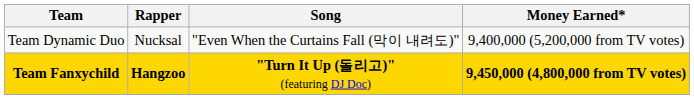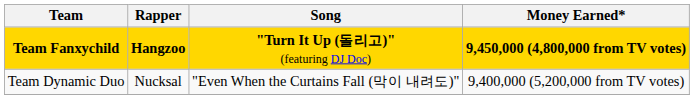rows swapped: (66, 40) <-> (66, 73)
